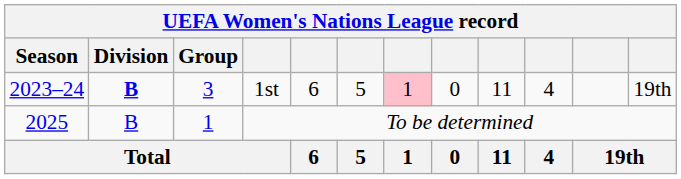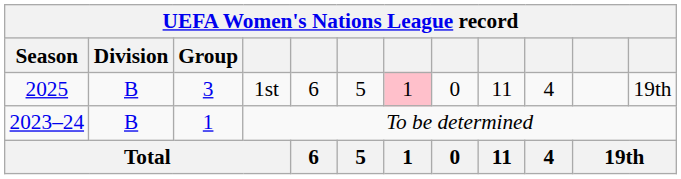(47, 88) 2023–24 -> (47, 88) 2025
(131, 88) bold -> (131, 88) normal
(47, 122) 2025 -> (47, 122) 2023–24
